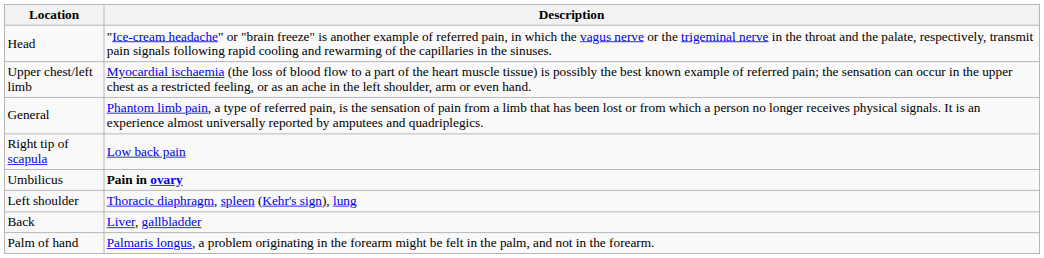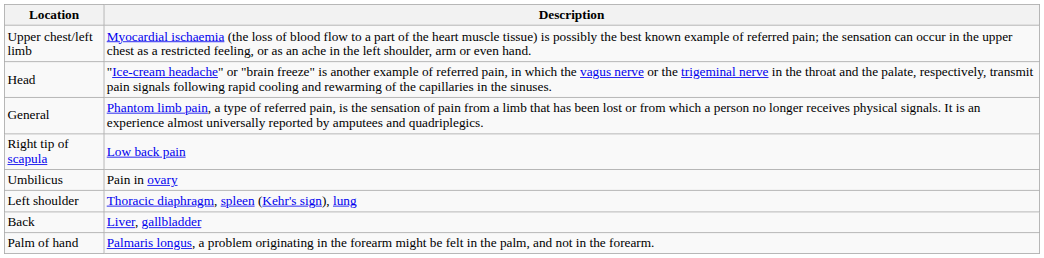rows swapped: (50, 79) <-> (21, 43)
(145, 180) bold -> (142, 180) normal
